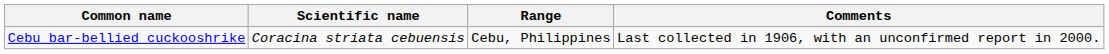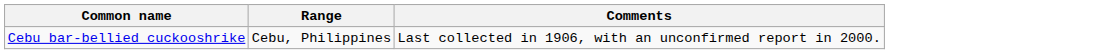- column: (358, 16)
